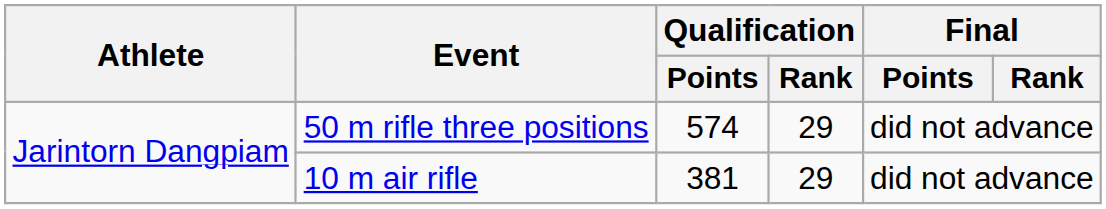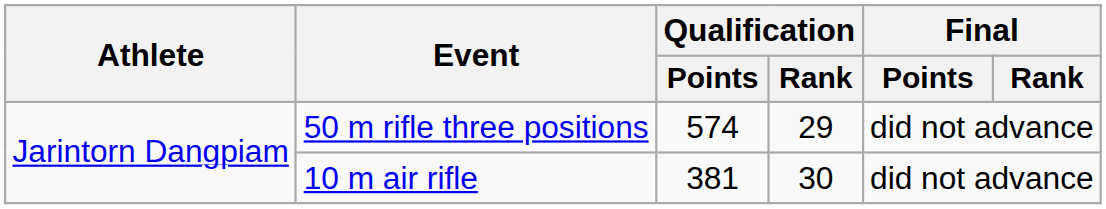(816, 178) 29 -> (816, 178) 30
